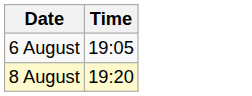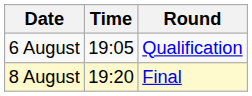+ column: (192, 18)
